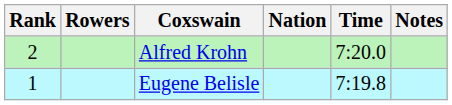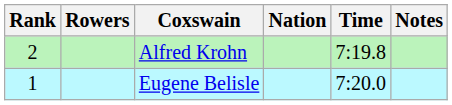(361, 52) 7:20.0 -> (361, 52) 7:19.8
(361, 83) 7:19.8 -> (361, 83) 7:20.0
